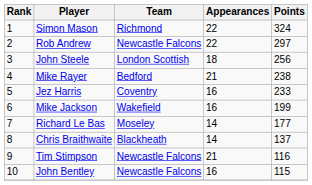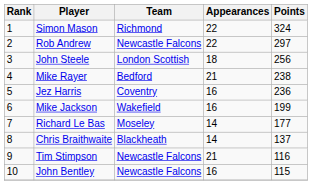(282, 92) 233 -> (282, 92) 236
